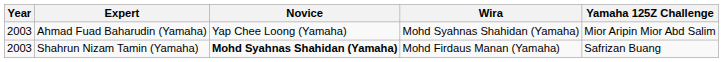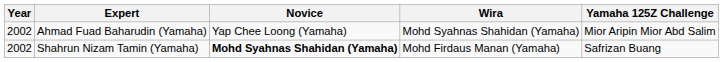(19, 31) 2003 -> (19, 31) 2002
(19, 48) 2003 -> (19, 48) 2002
